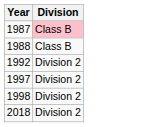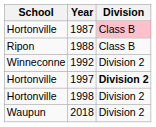+ column: (36, 12)
(58, 79) normal -> (124, 79) bold
